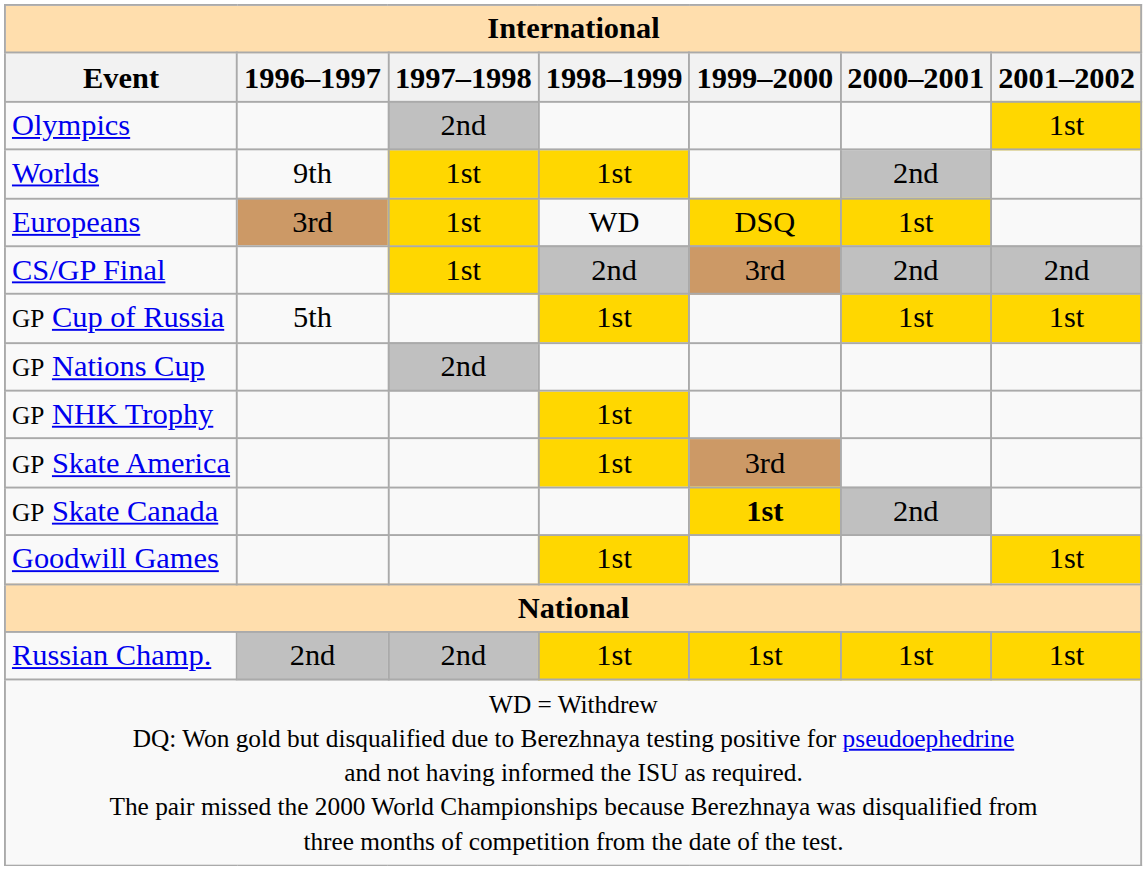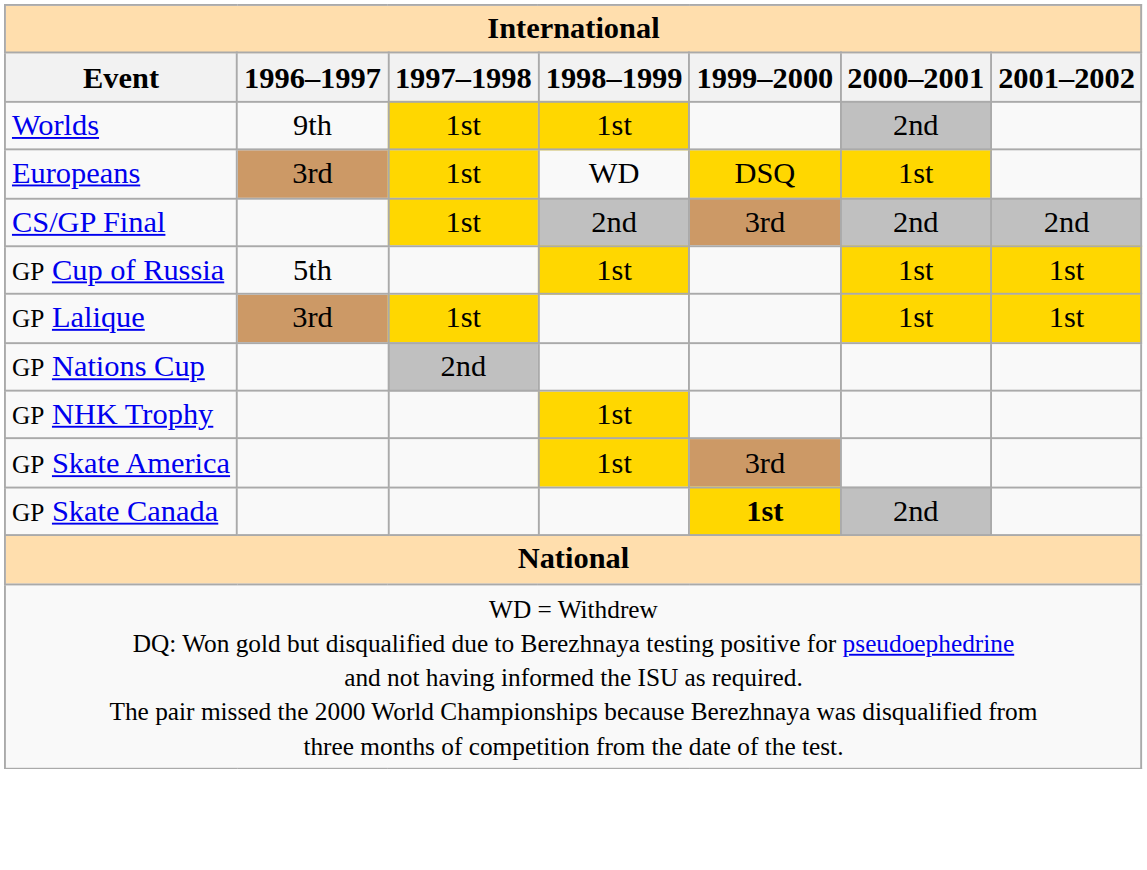- row: (71, 125)
+ row: (78, 317)
- row: (115, 558)
- row: (112, 655)
